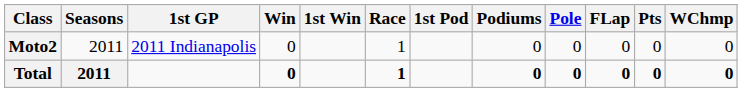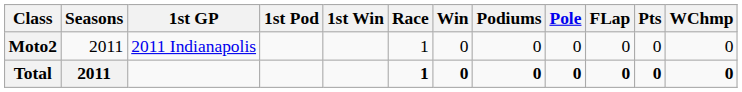columns swapped: (441, 18) <-> (280, 18)
